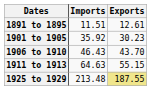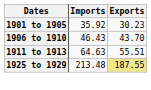- row: (36, 25)
(132, 65) 55.15 -> (132, 52) 55.51
